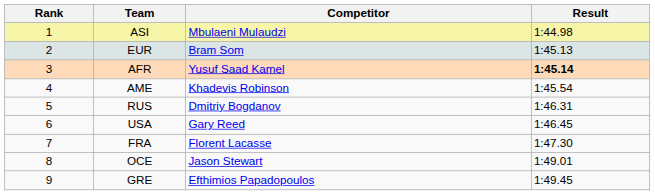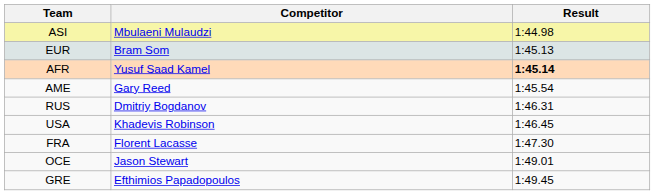- column: (49, 13)
(239, 87) Khadevis Robinson -> (142, 87) Gary Reed
(217, 124) Gary Reed -> (164, 124) Khadevis Robinson
